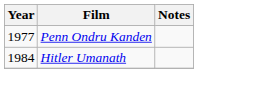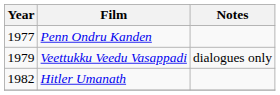+ row: (114, 57)
(21, 57) 1984 -> (21, 79) 1982
